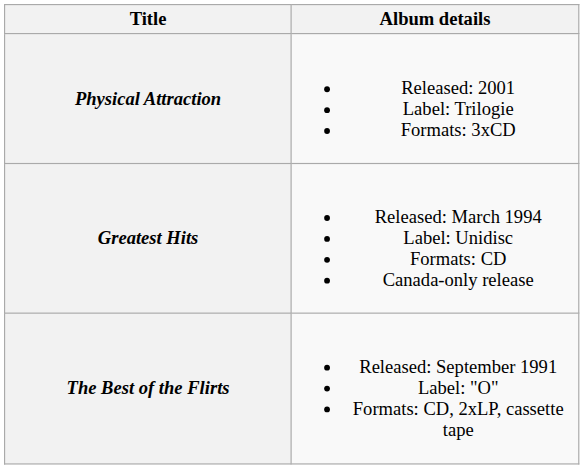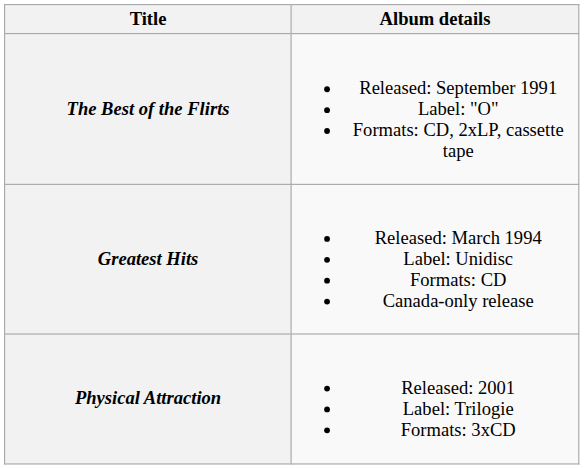rows swapped: (148, 388) <-> (148, 98)
